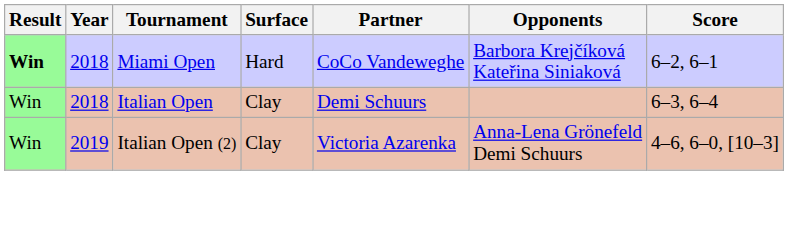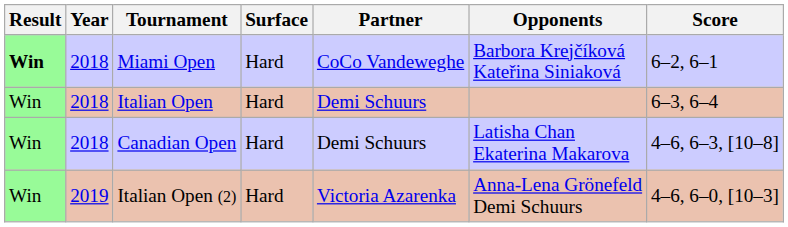(263, 102) Clay -> (264, 102) Hard
+ row: (177, 143)
(263, 143) Clay -> (264, 195) Hard
